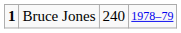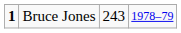(114, 16) 240 -> (114, 16) 243
